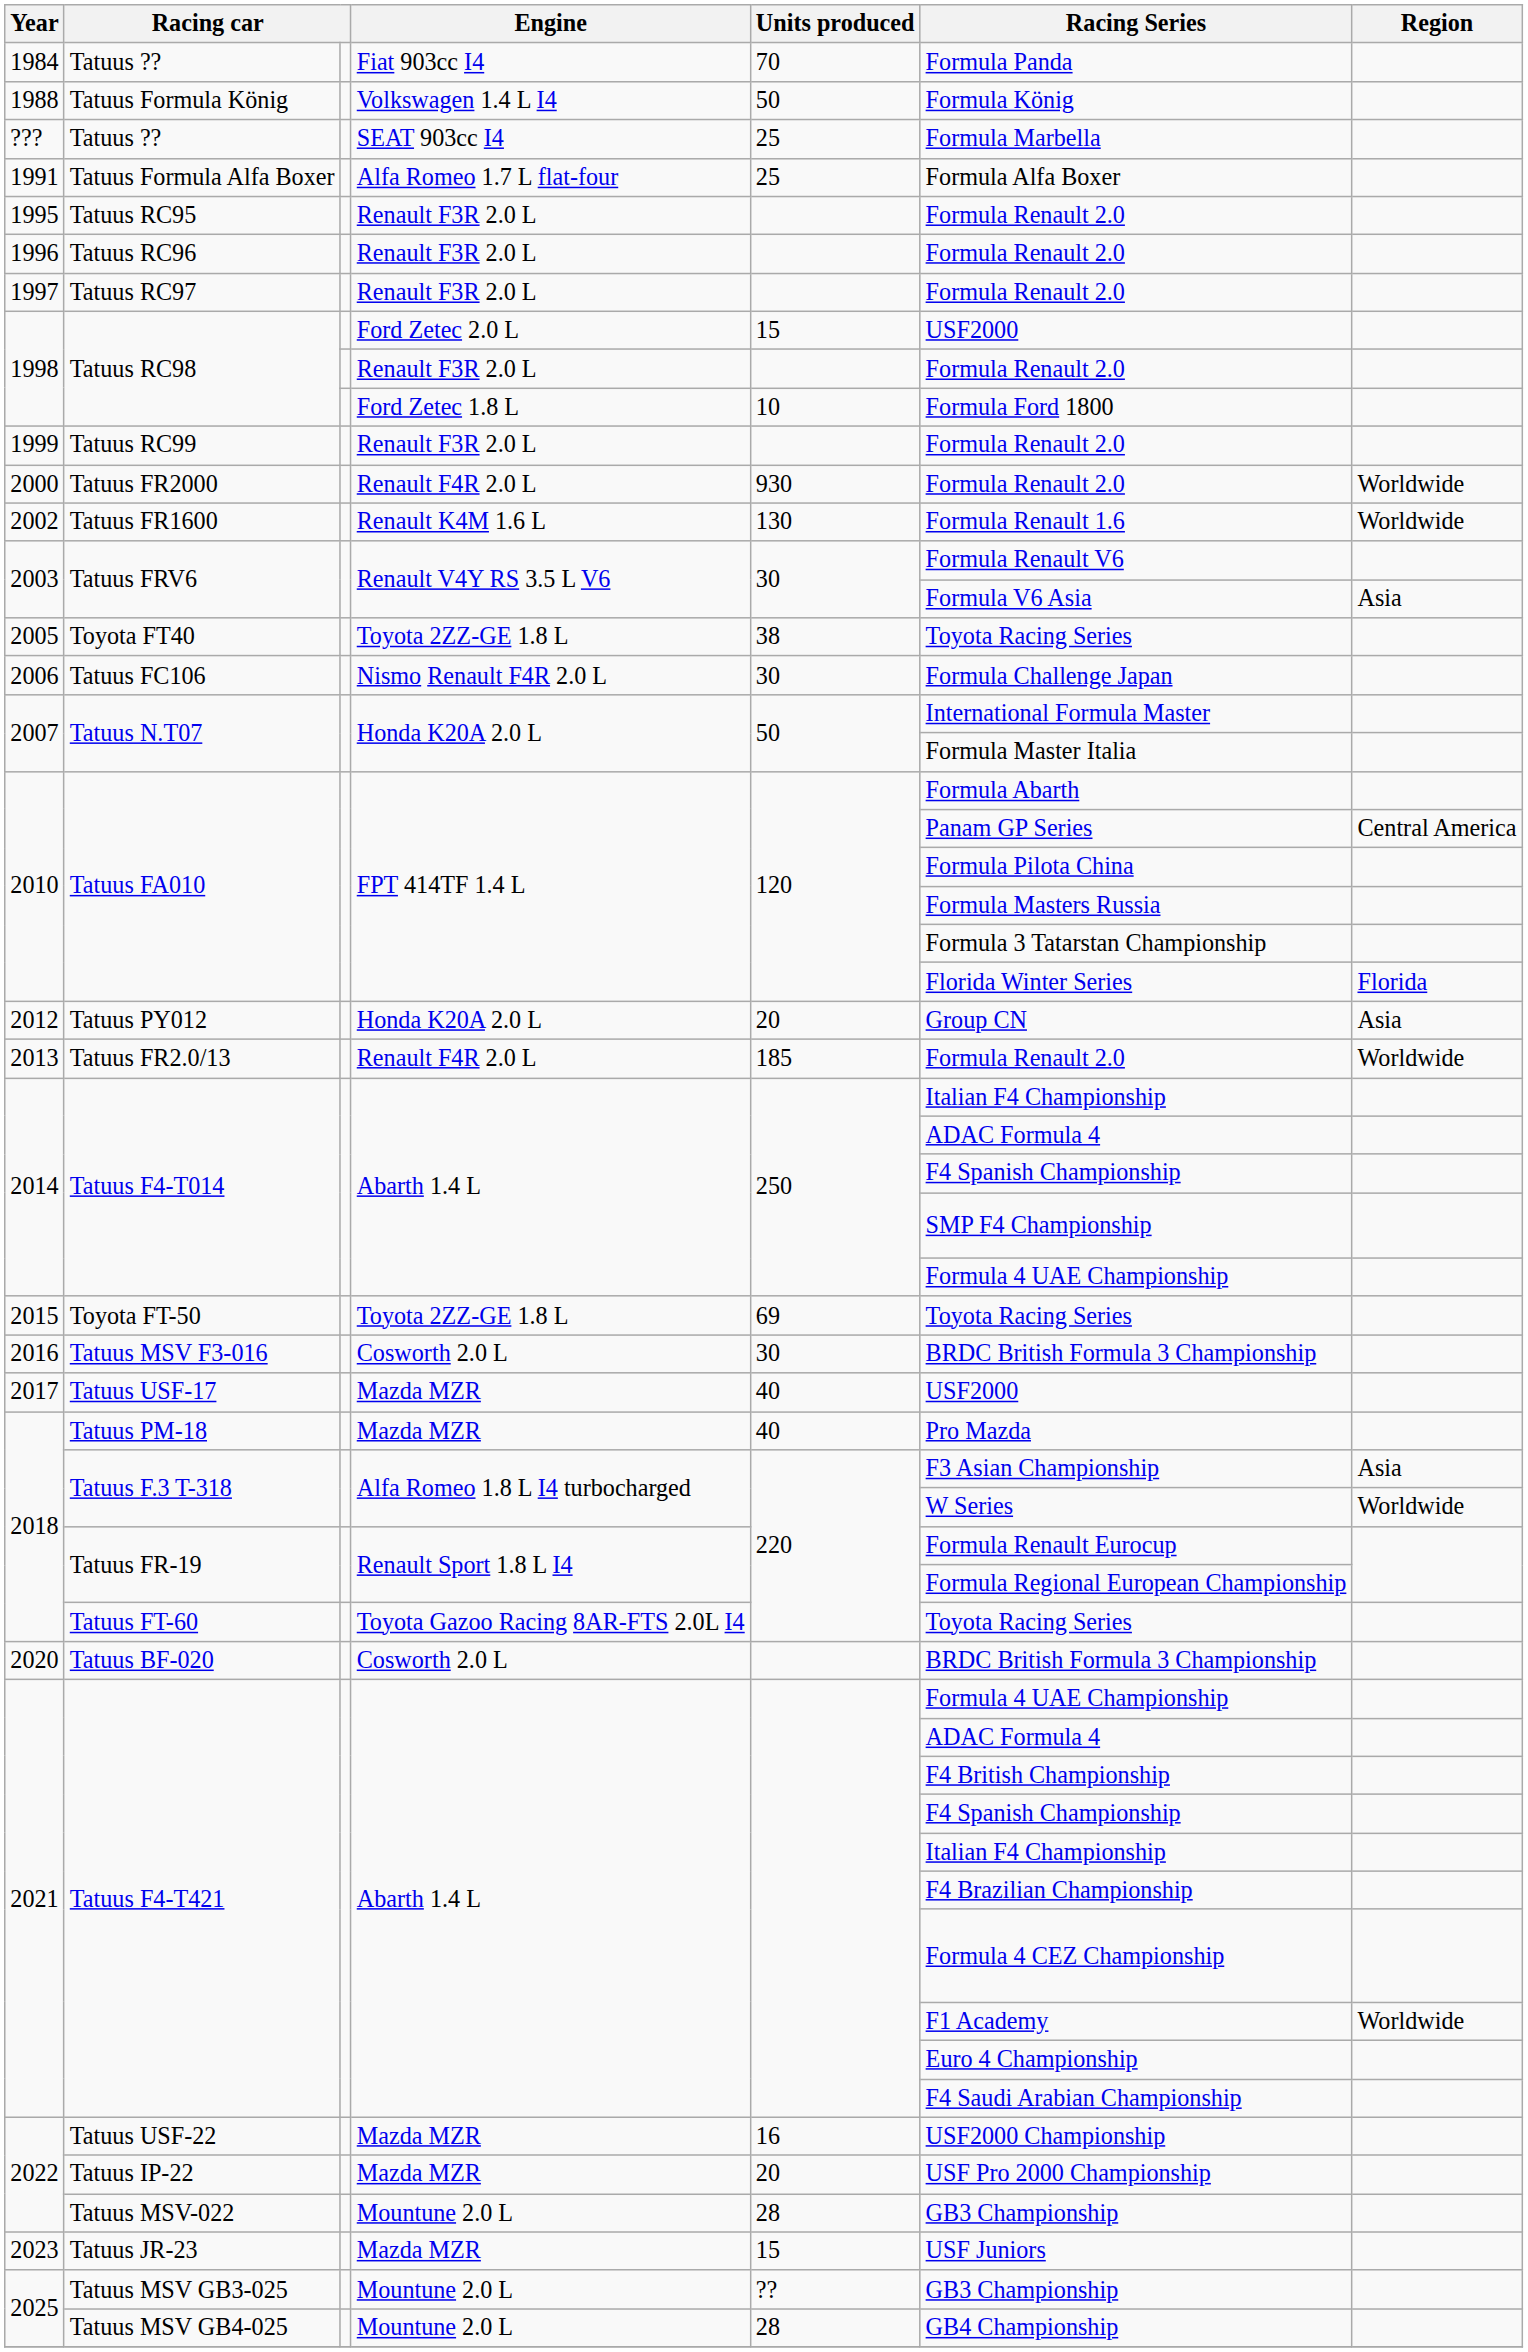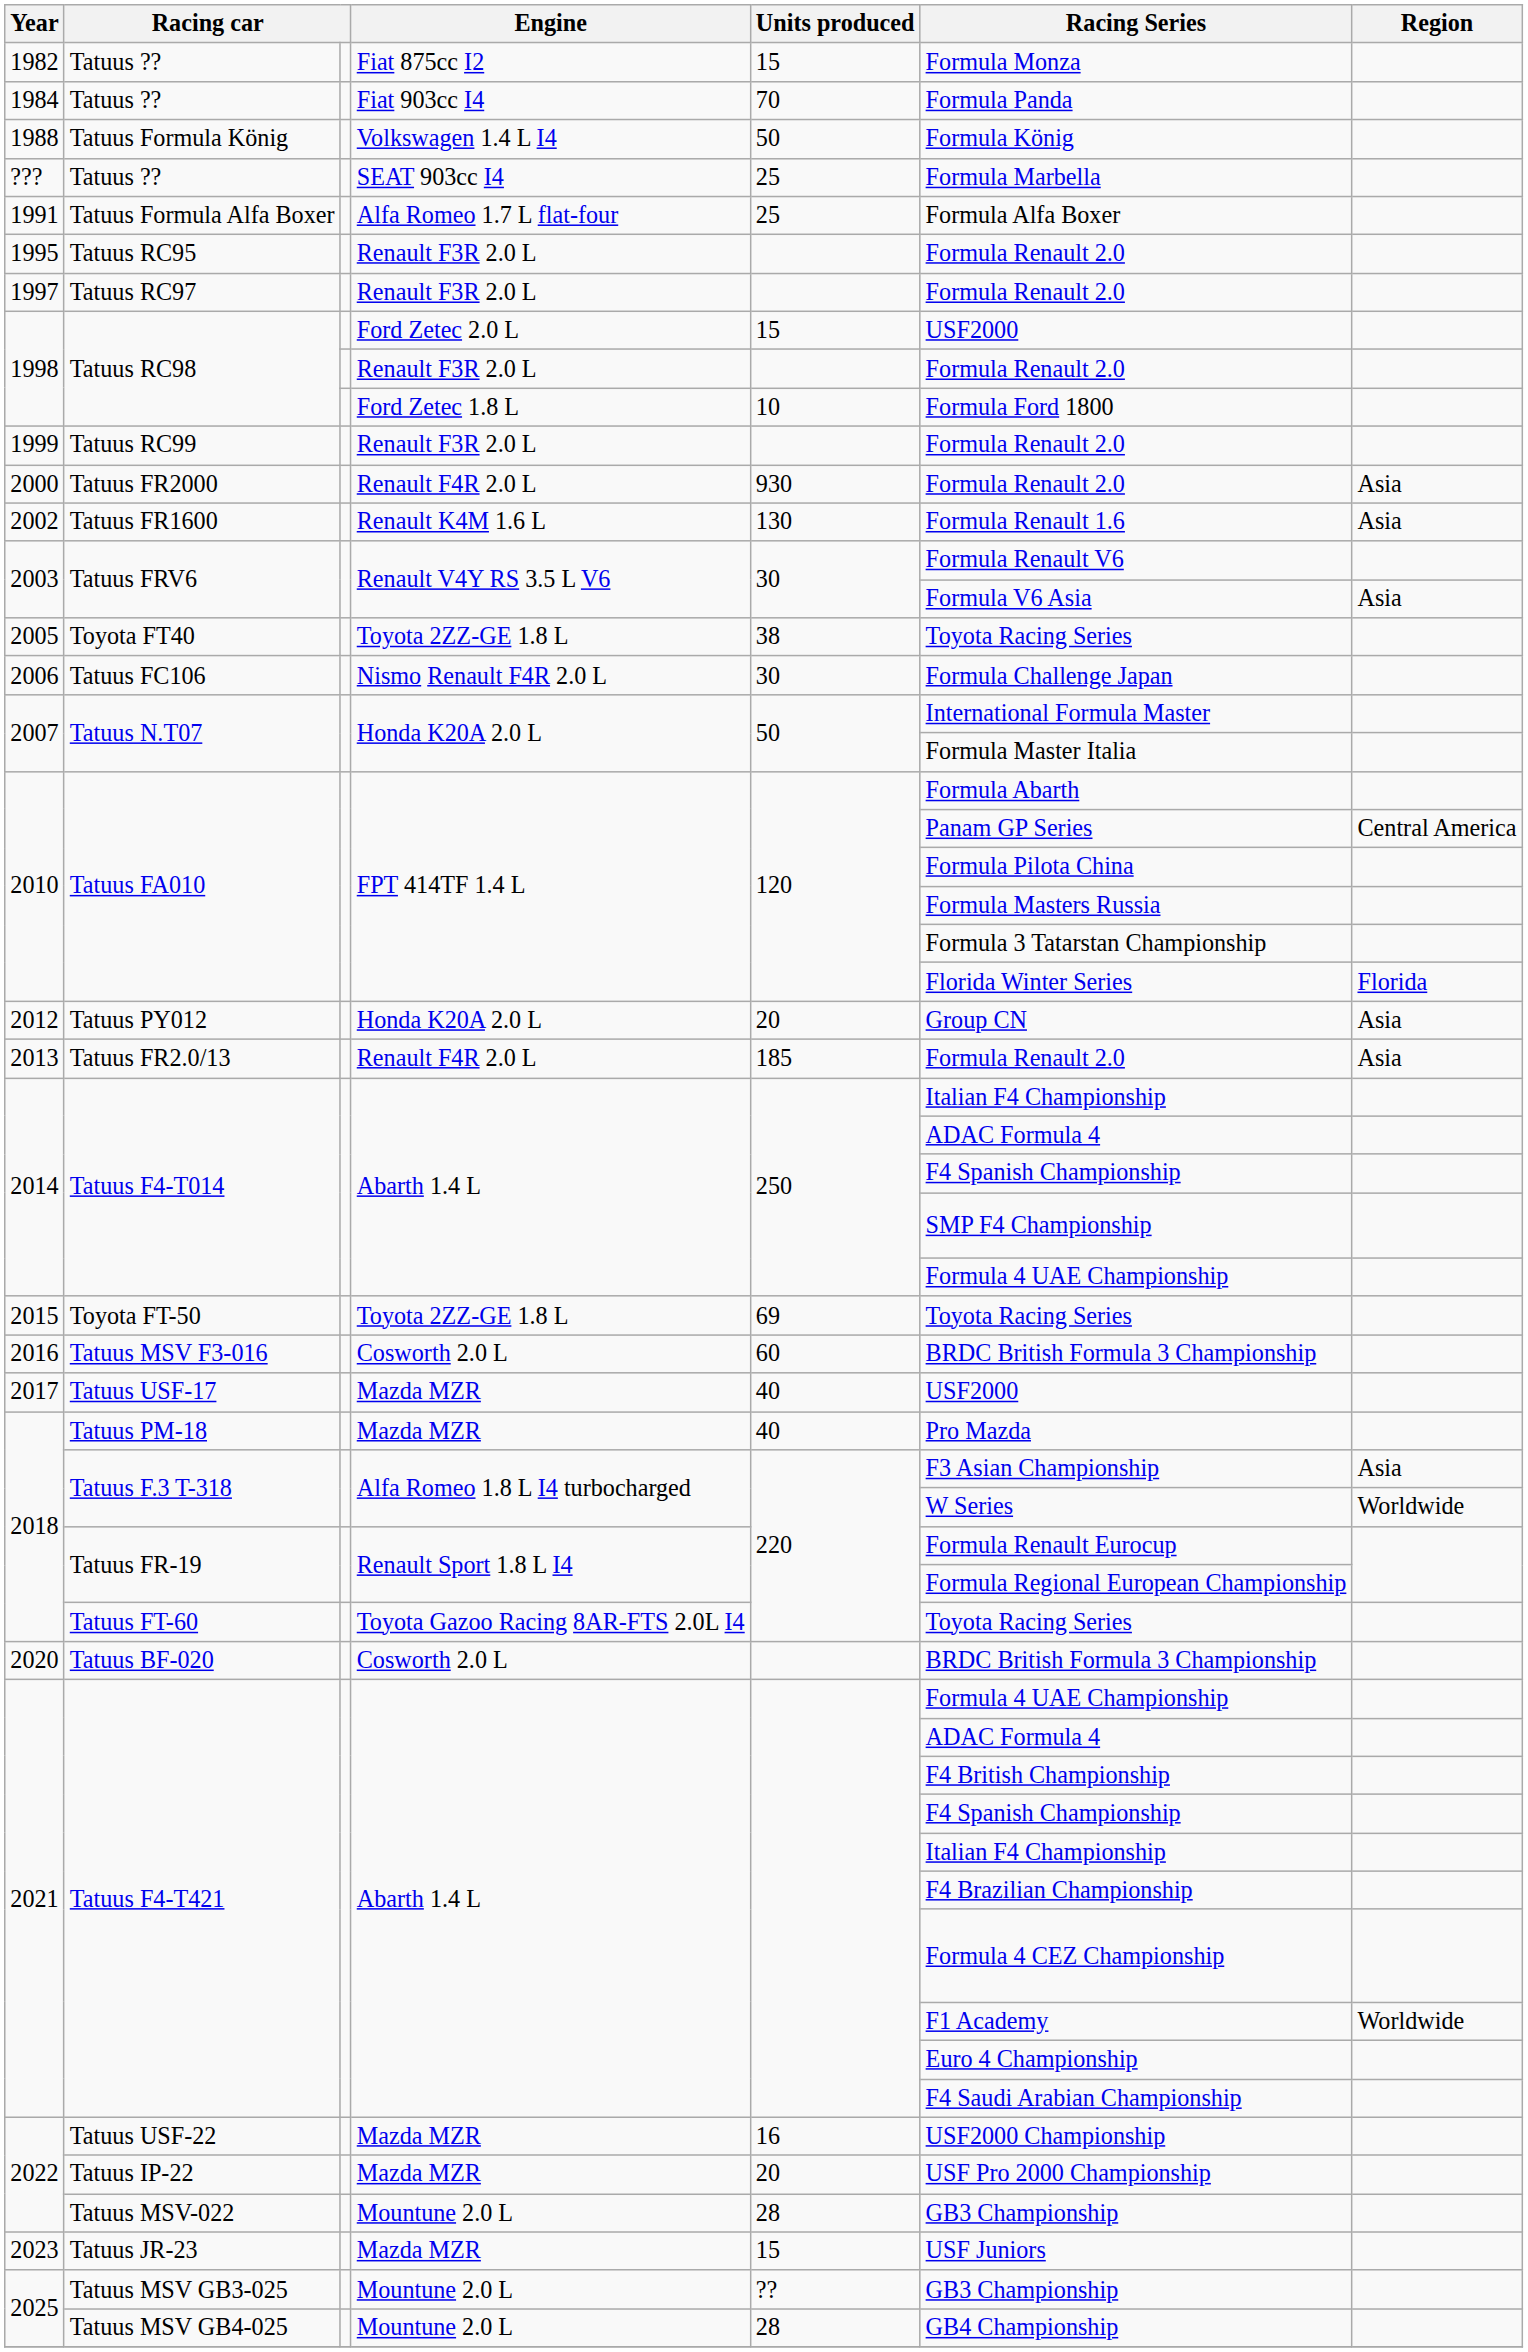+ row: (116, 61)
- row: (133, 253)
(1411, 483) Worldwide -> (1380, 483) Asia
(1411, 521) Worldwide -> (1380, 521) Asia
(1411, 1058) Worldwide -> (1380, 1058) Asia
(768, 1353) 30 -> (768, 1353) 60
